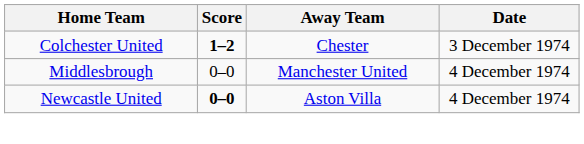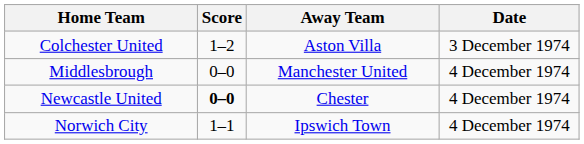(222, 44) bold -> (222, 44) normal
(343, 44) Chester -> (343, 44) Aston Villa
(343, 98) Aston Villa -> (343, 98) Chester
+ row: (101, 125)
